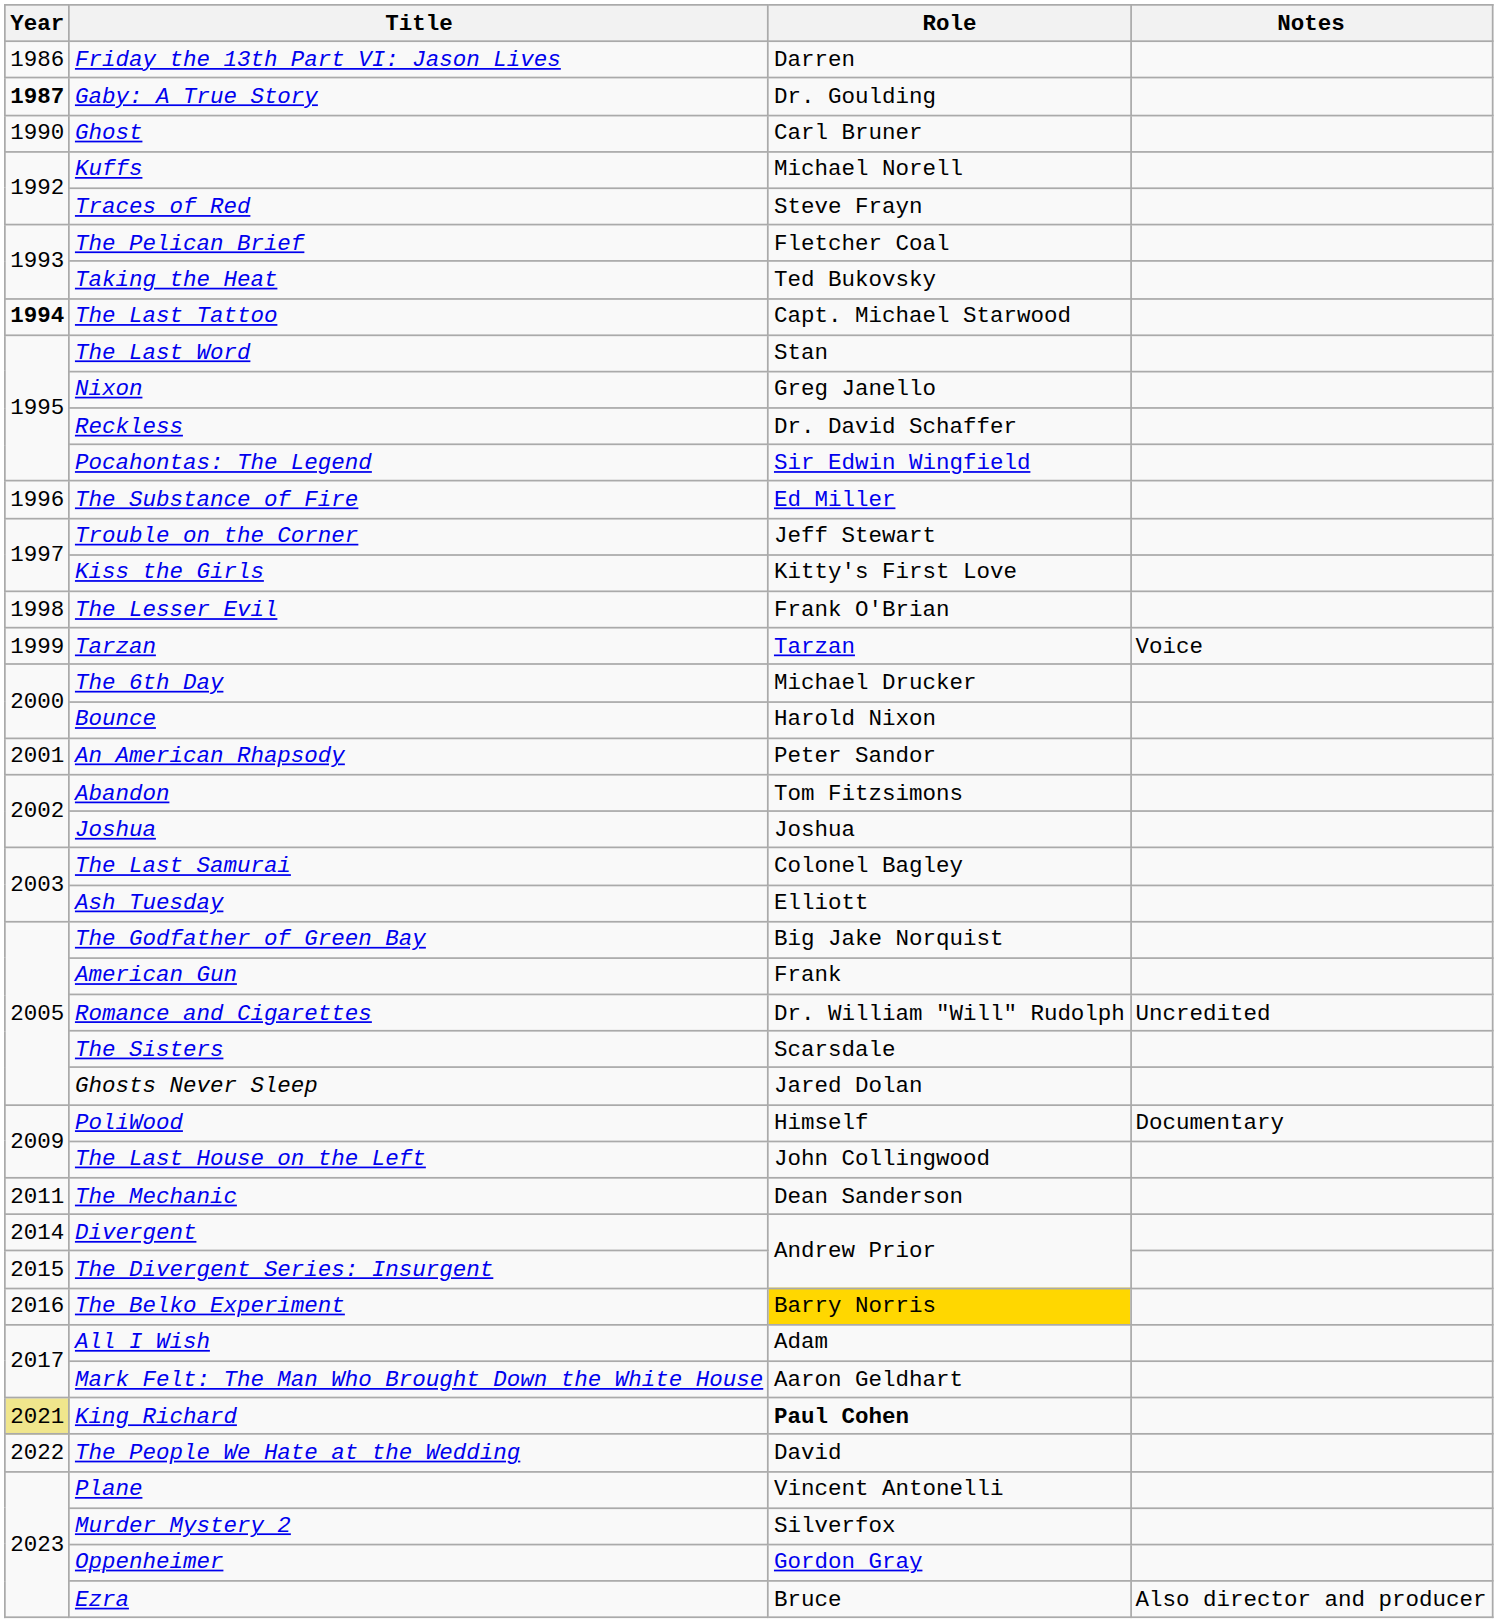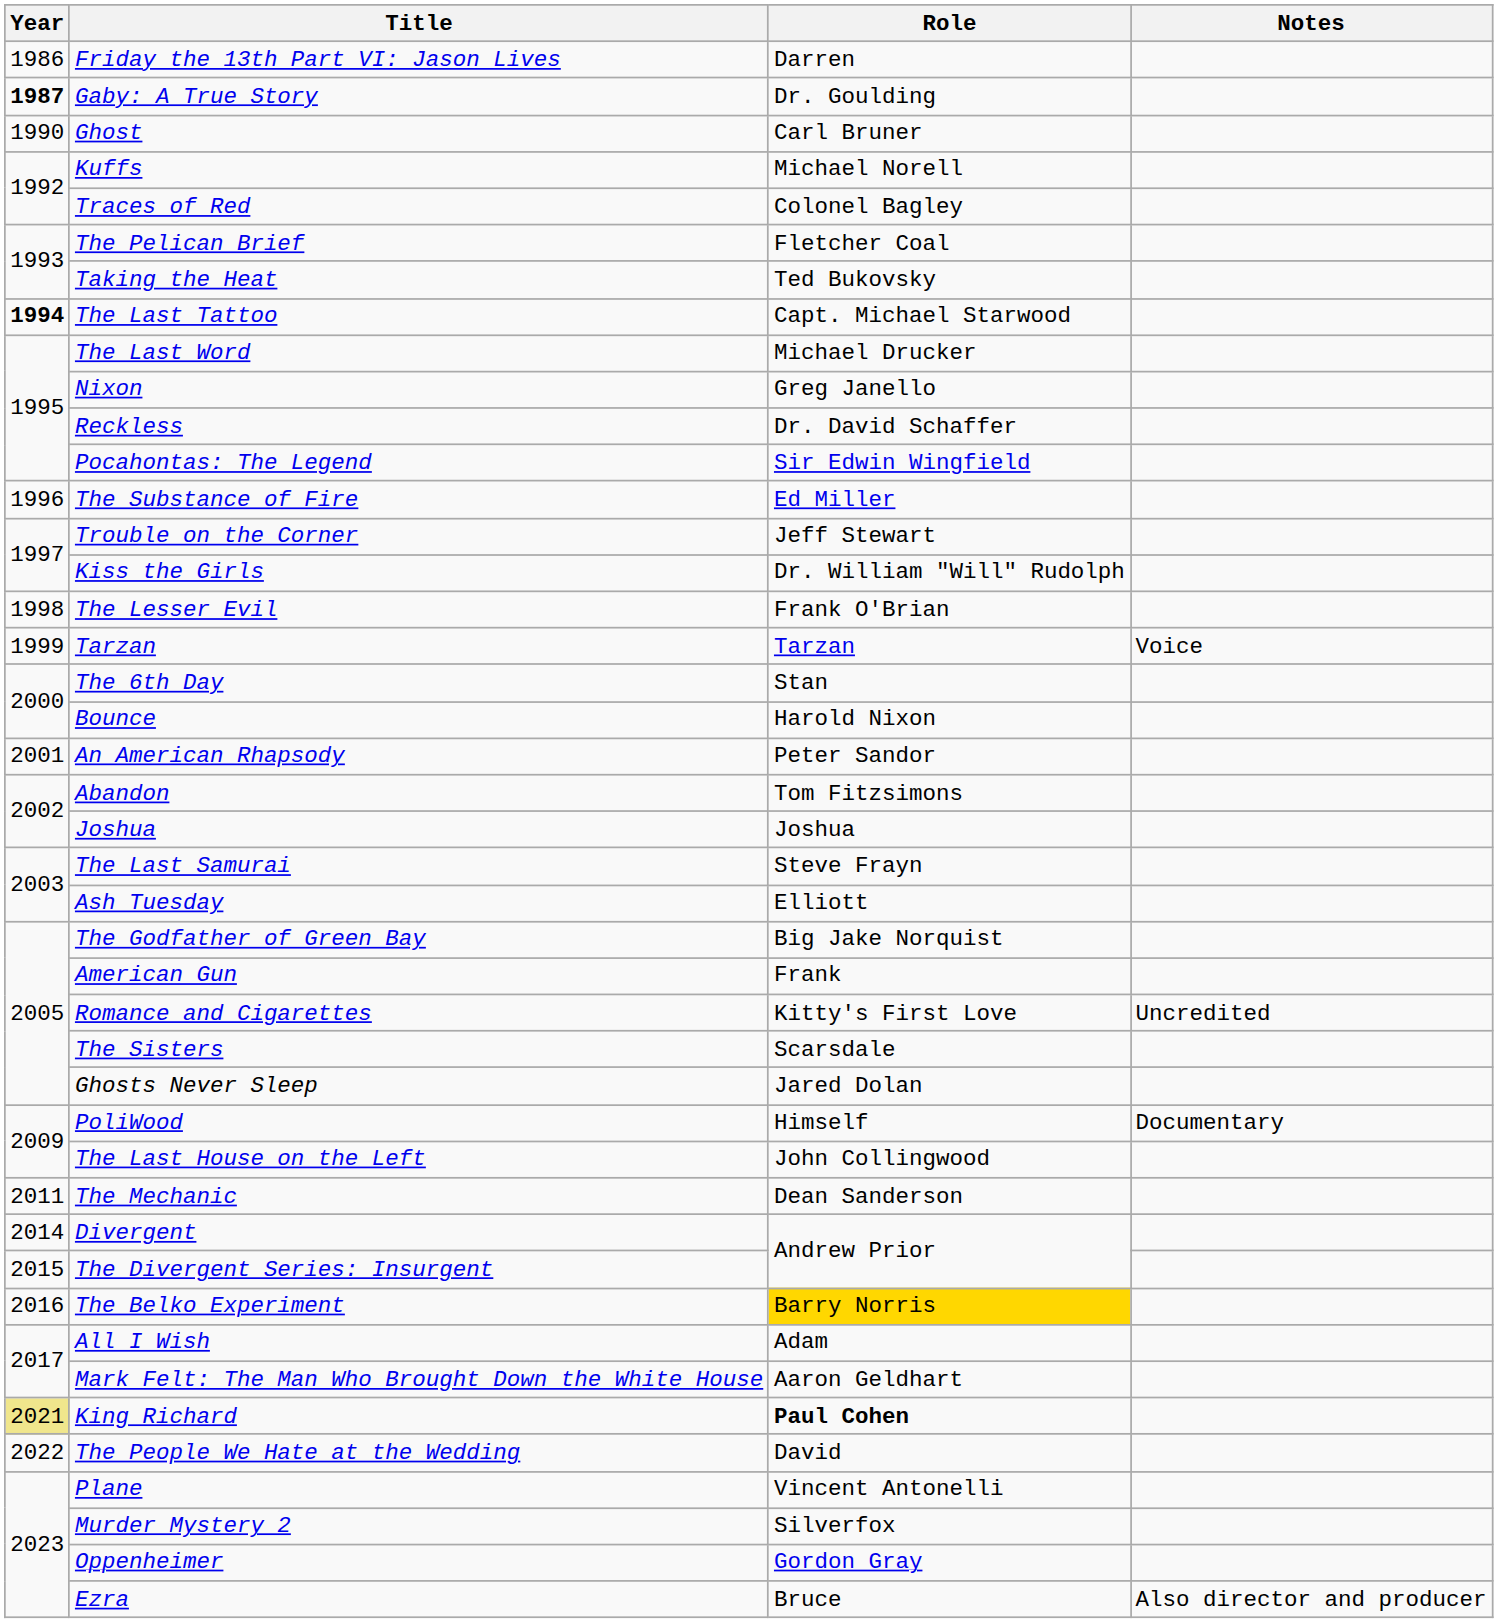(848, 206) Steve Frayn -> (868, 206) Colonel Bagley
(801, 353) Stan -> (875, 353) Michael Drucker
(895, 573) Kitty's First Love -> (949, 573) Dr. William "Will" Rudolph
(875, 683) Michael Drucker -> (801, 683) Stan
(868, 866) Colonel Bagley -> (848, 866) Steve Frayn
(949, 1013) Dr. William "Will" Rudolph -> (895, 1013) Kitty's First Love
